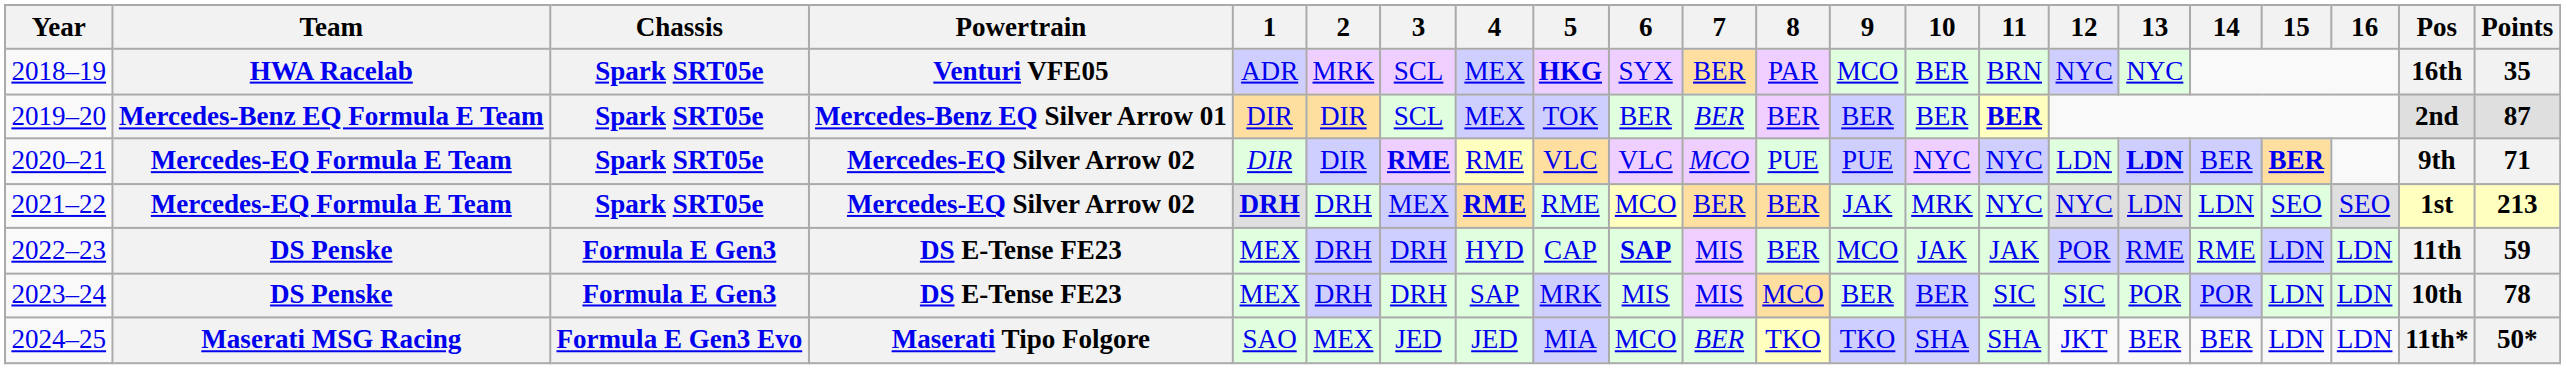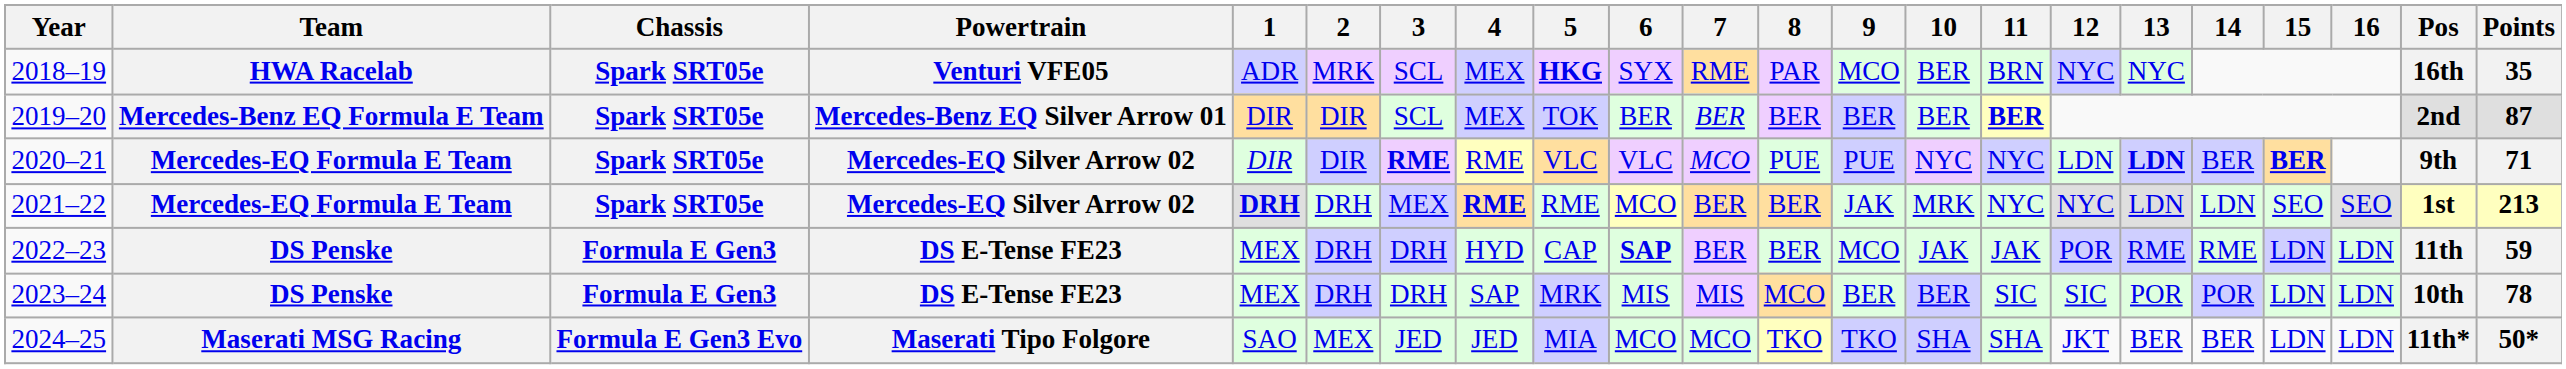(1719, 71) BER -> (1720, 71) RME
(1719, 249) MIS -> (1720, 249) BER
(1719, 338) BER -> (1720, 338) MCO
